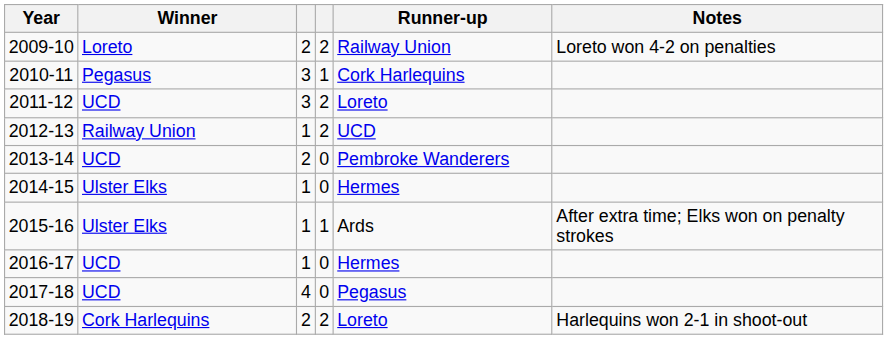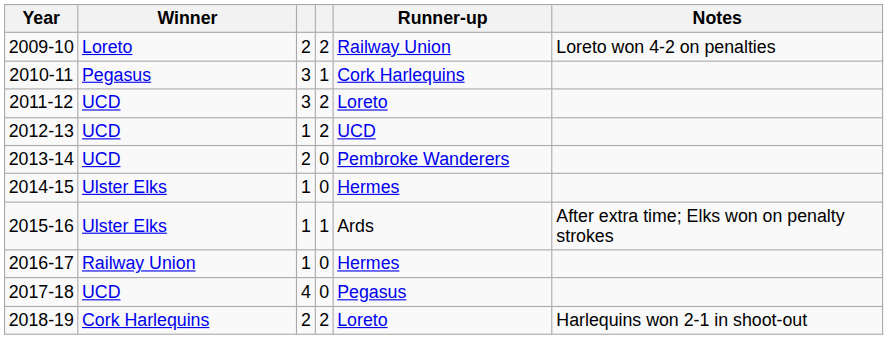(139, 131) Railway Union -> (101, 131) UCD
(101, 263) UCD -> (139, 263) Railway Union
